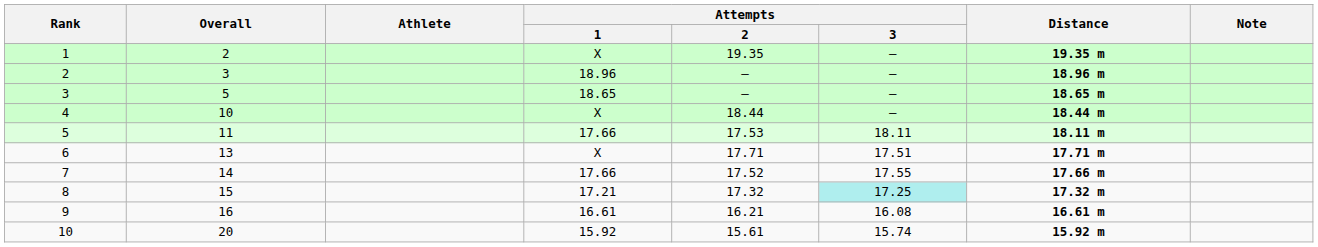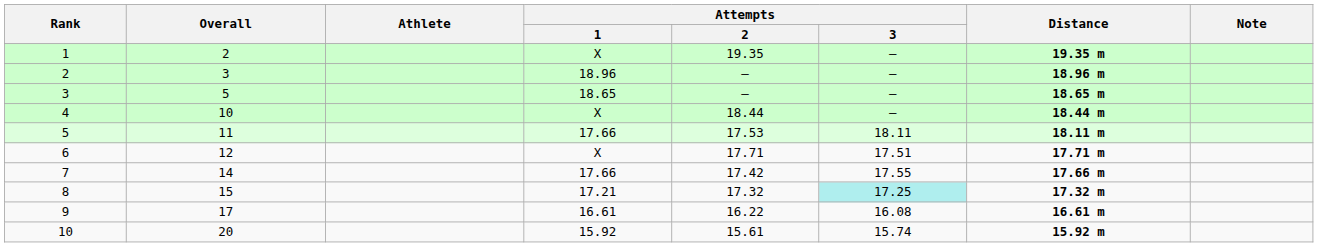(226, 153) 13 -> (226, 153) 12
(745, 173) 17.52 -> (745, 173) 17.42
(226, 212) 16 -> (226, 212) 17
(745, 212) 16.21 -> (745, 212) 16.22
